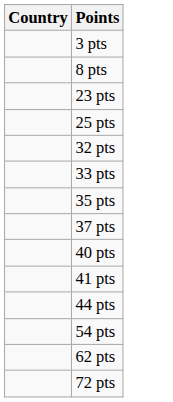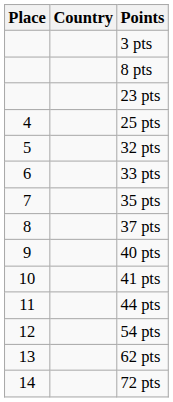+ column: (27, 17)
